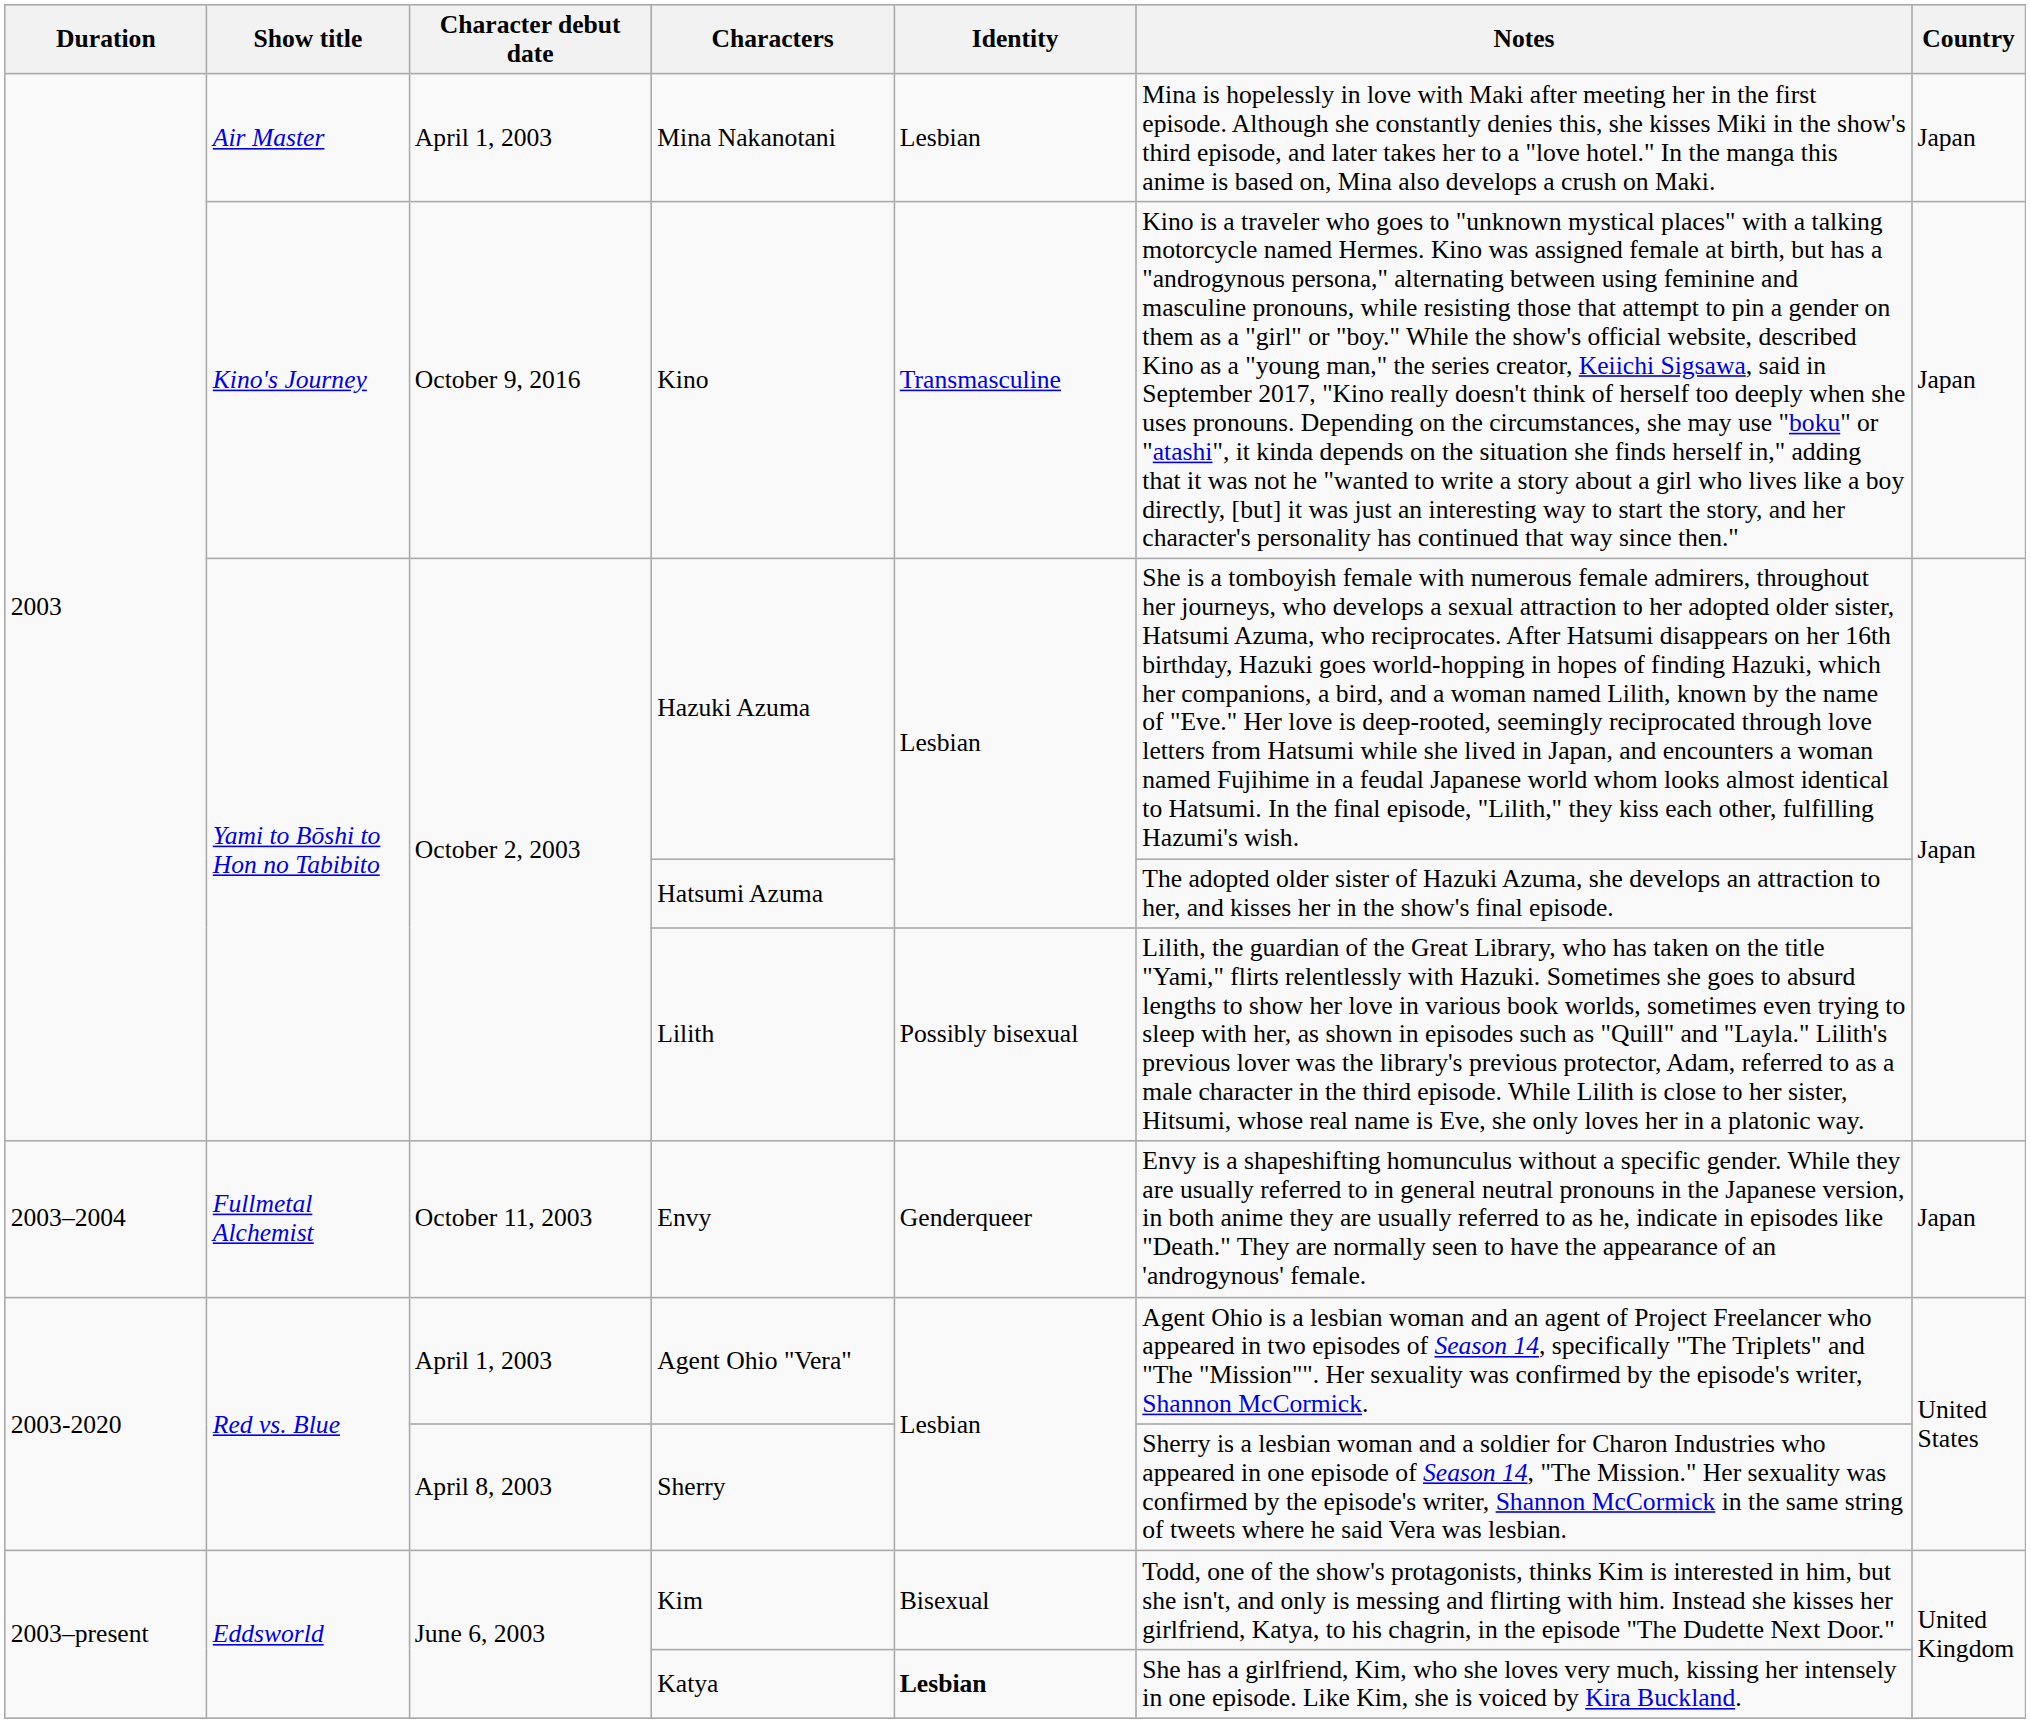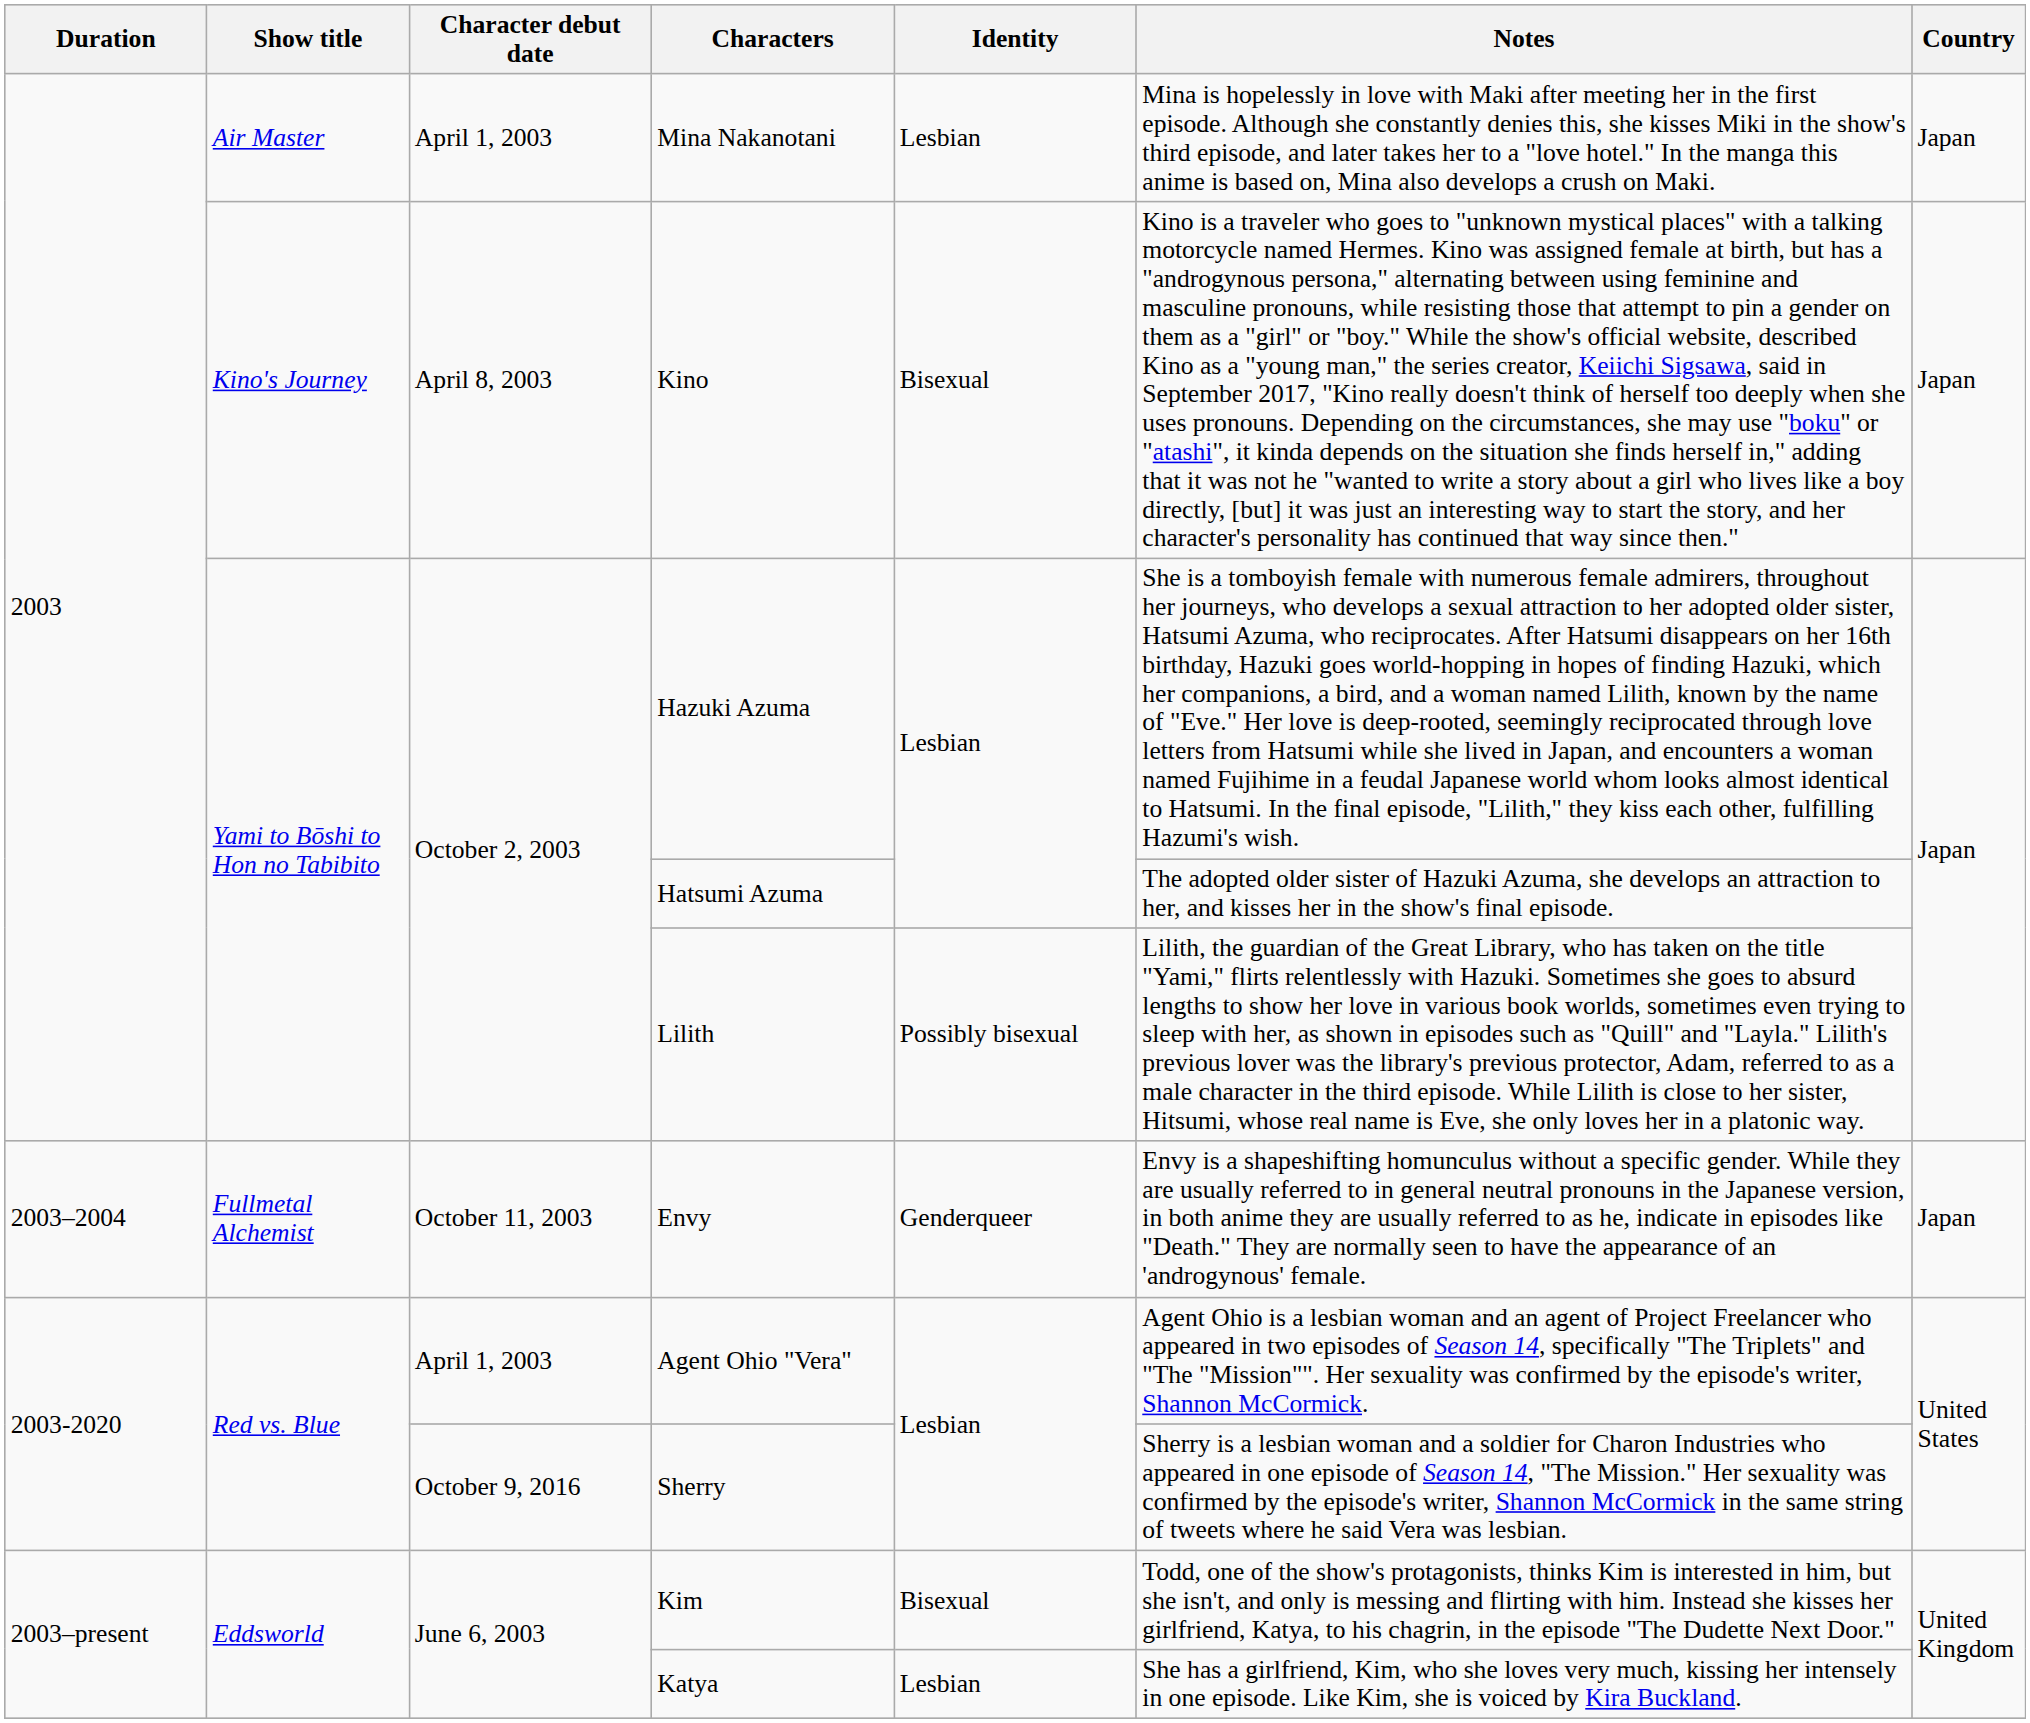(498, 379) October 9, 2016 -> (483, 379) April 8, 2003
(980, 379) Transmasculine -> (945, 379) Bisexual
(483, 1487) April 8, 2003 -> (498, 1487) October 9, 2016
(943, 1683) bold -> (940, 1683) normal
